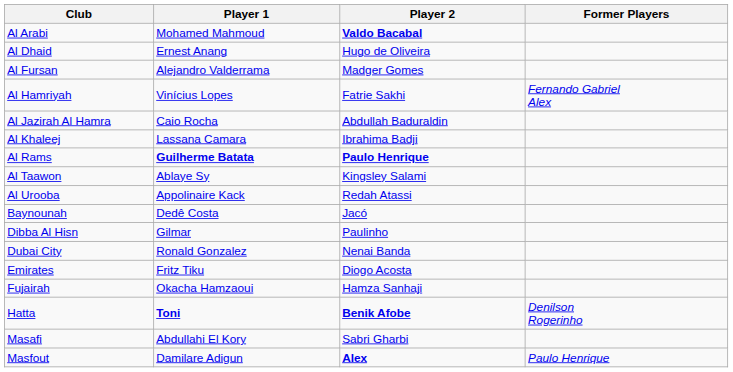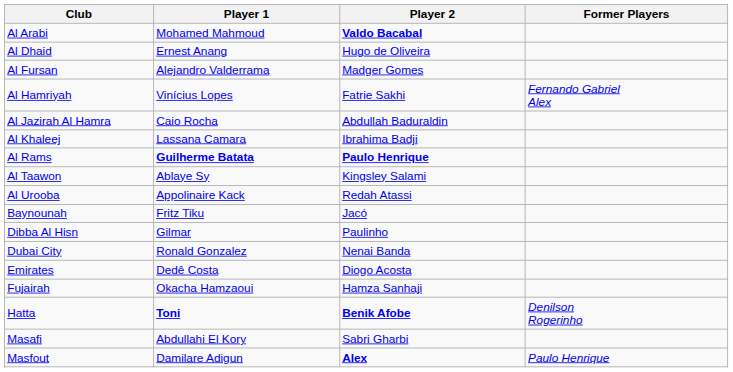(187, 214) Dedê Costa -> (180, 214) Fritz Tiku
(180, 270) Fritz Tiku -> (187, 270) Dedê Costa
